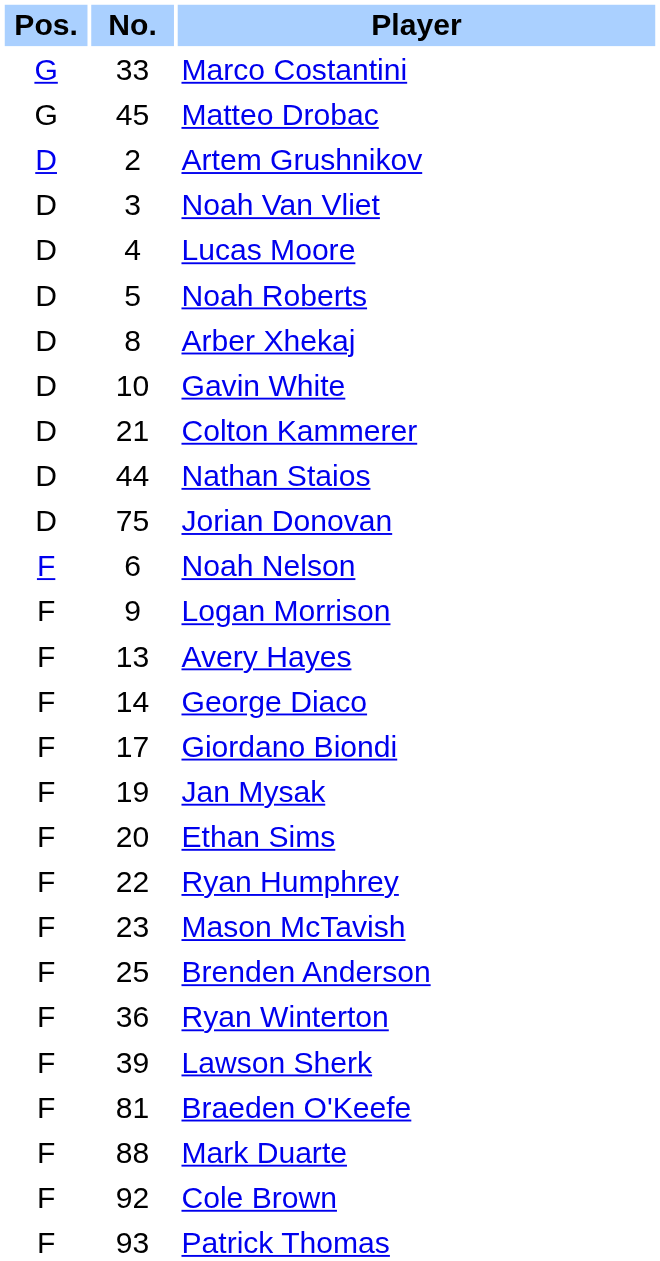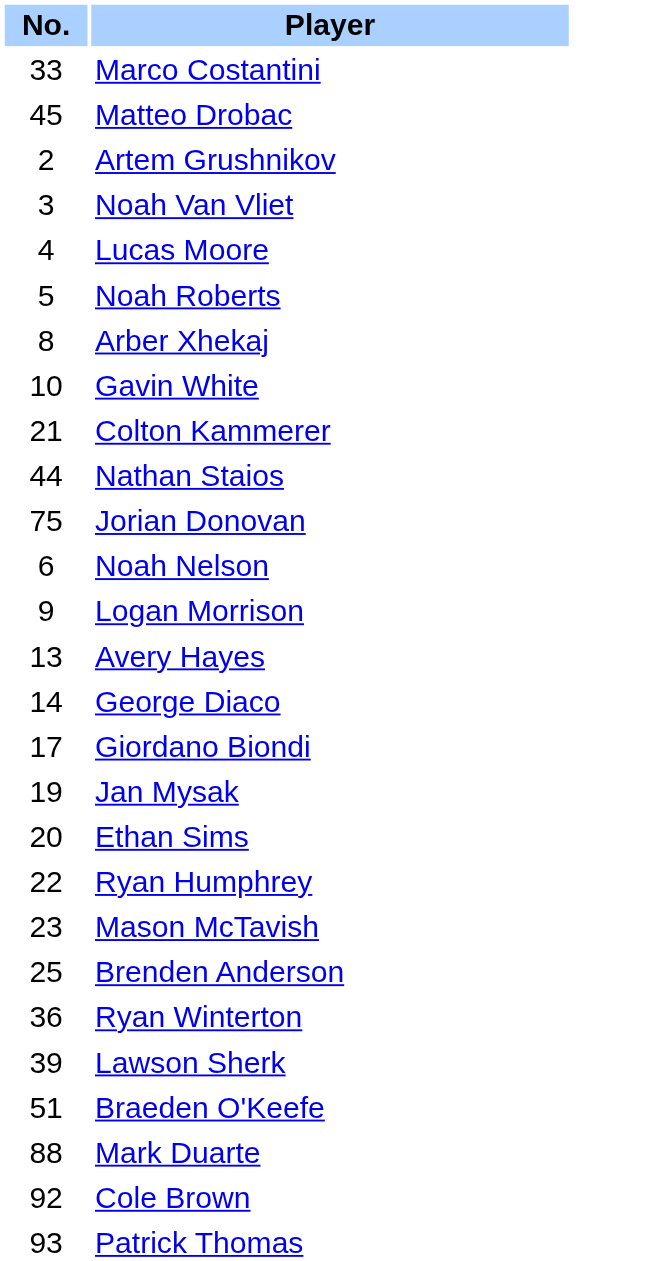- column: (46, 24)
(133, 1107) 81 -> (46, 1107) 51
